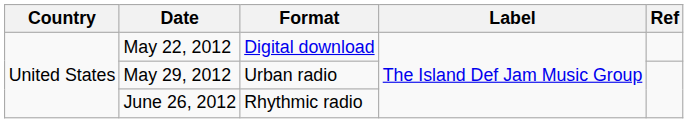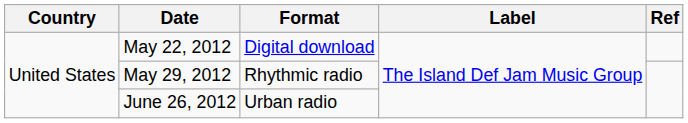(291, 74) Urban radio -> (303, 74) Rhythmic radio
(303, 103) Rhythmic radio -> (291, 103) Urban radio
